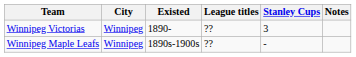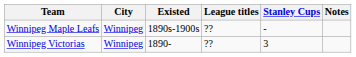rows swapped: (53, 44) <-> (46, 28)
